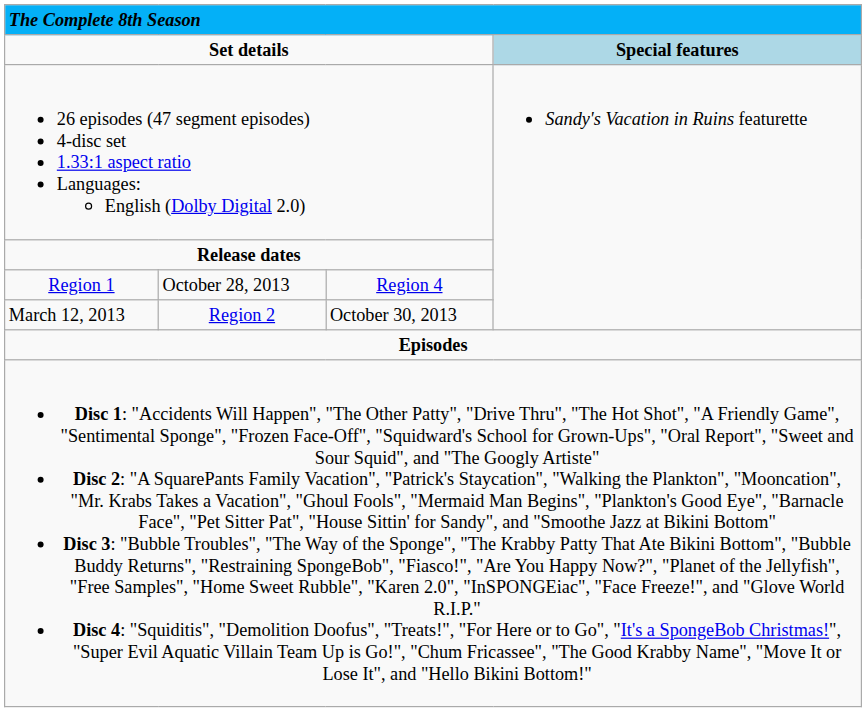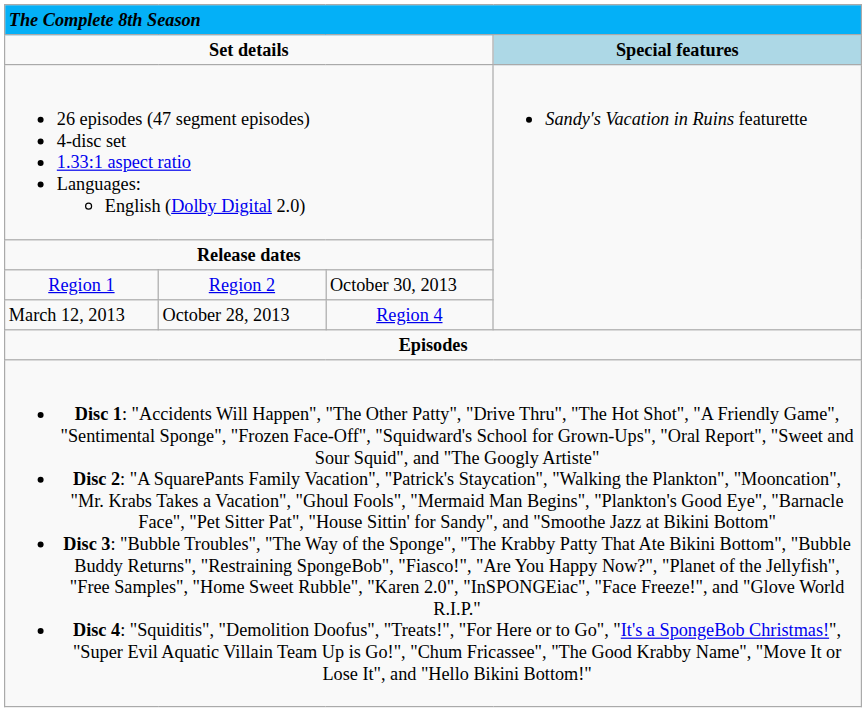(226, 284) October 28, 2013 -> (242, 284) Region 2
(409, 284) Region 4 -> (393, 284) October 30, 2013
(242, 314) Region 2 -> (226, 314) October 28, 2013
(393, 314) October 30, 2013 -> (409, 314) Region 4
